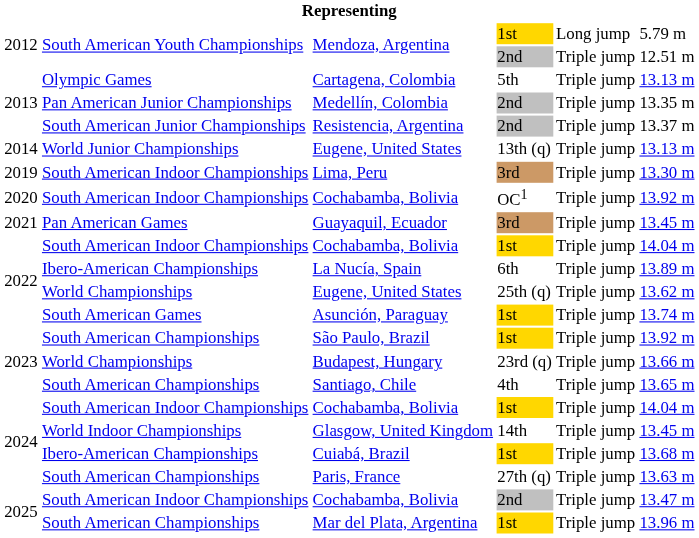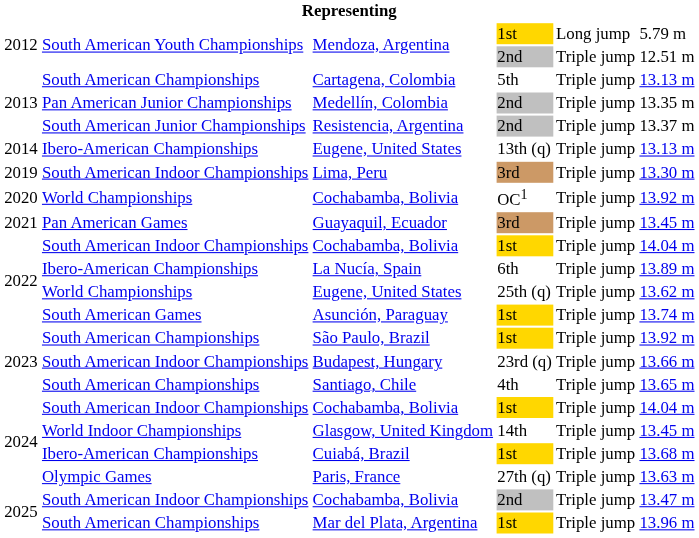(97, 79) Olympic Games -> (151, 79) South American Championships
(140, 149) World Junior Championships -> (150, 149) Ibero-American Championships
(175, 197) South American Indoor Championships -> (117, 197) World Championships
(117, 361) World Championships -> (175, 361) South American Indoor Championships
(151, 477) South American Championships -> (97, 477) Olympic Games
